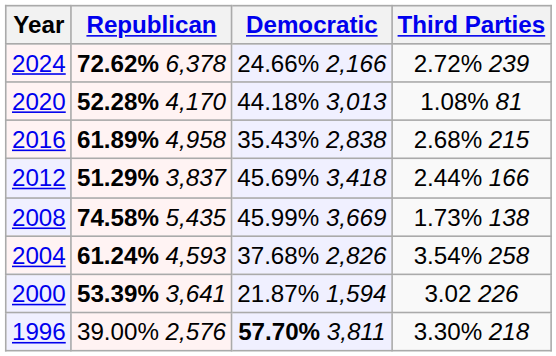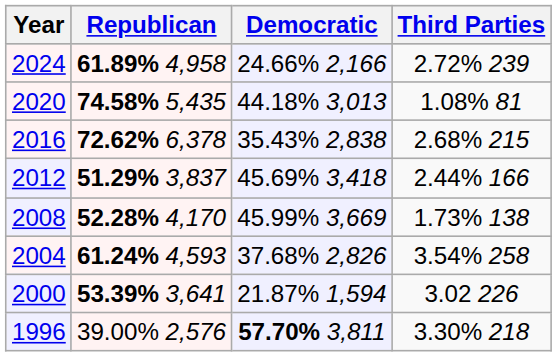(152, 63) 72.62% 6,378 -> (152, 63) 61.89% 4,958
(152, 102) 52.28% 4,170 -> (152, 102) 74.58% 5,435
(152, 140) 61.89% 4,958 -> (152, 140) 72.62% 6,378
(152, 216) 74.58% 5,435 -> (152, 216) 52.28% 4,170
